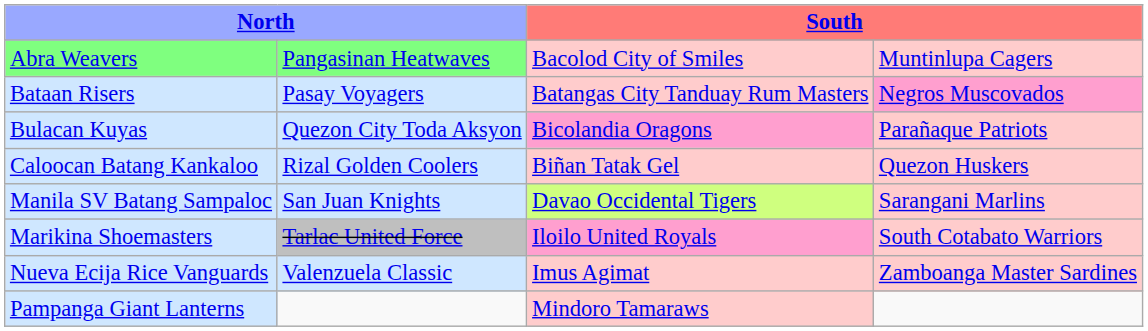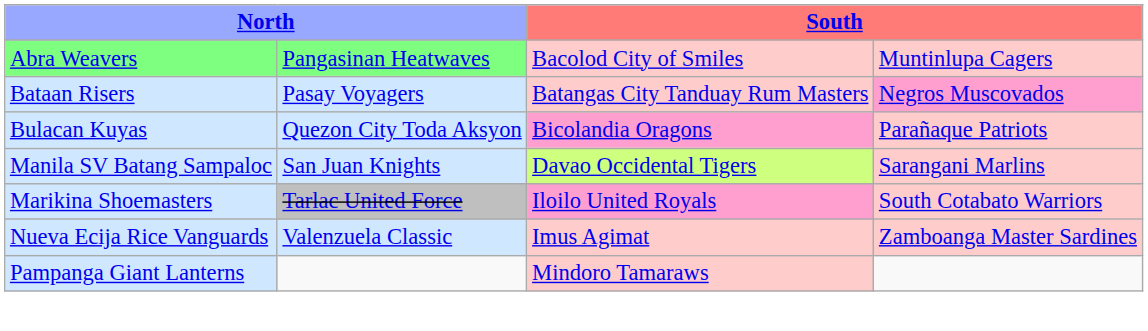- row: (134, 165)
